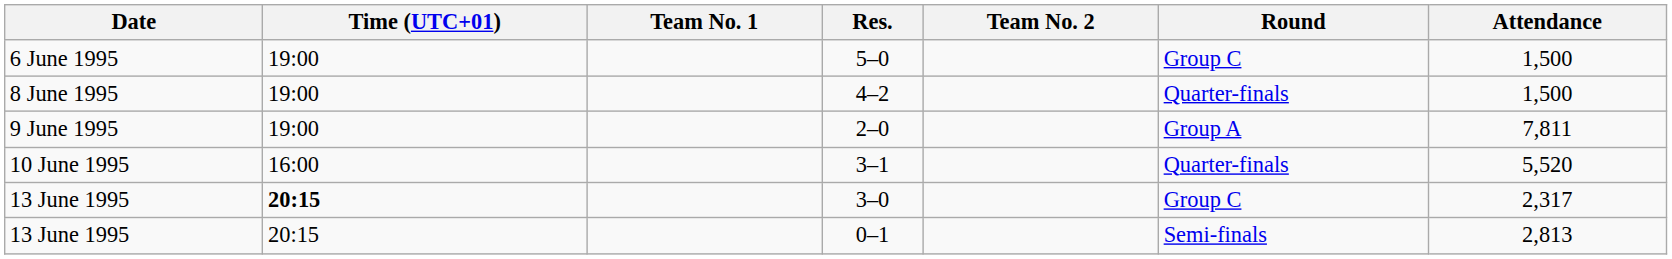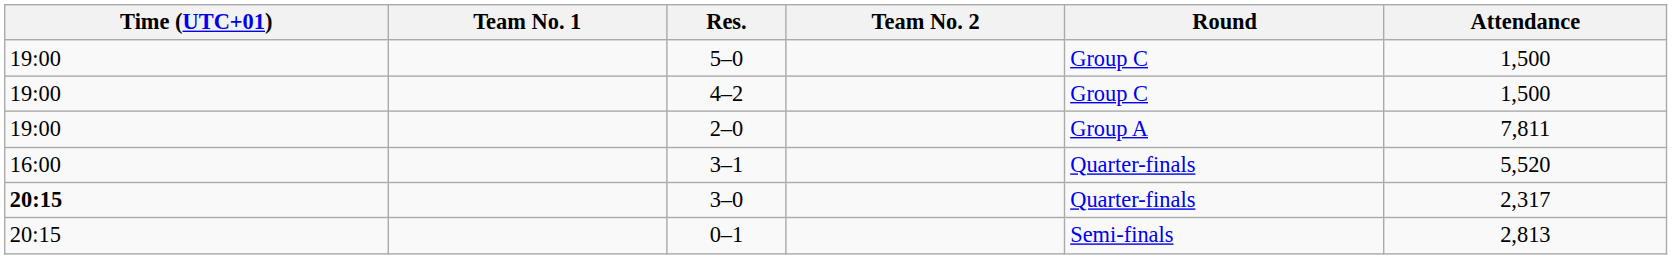- column: (134, 22)
(1226, 93) Quarter-finals -> (1109, 93) Group C
(1203, 199) Group C -> (1133, 199) Quarter-finals
